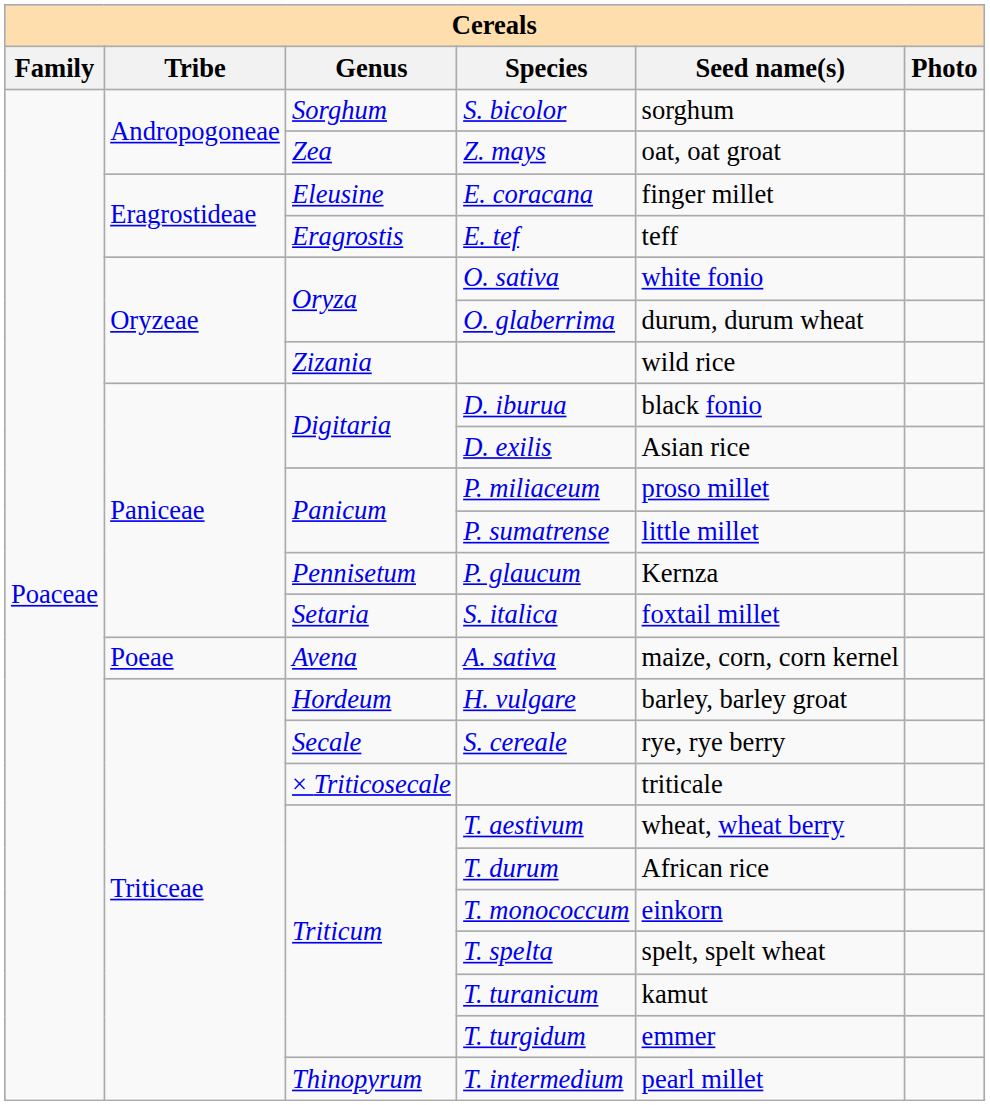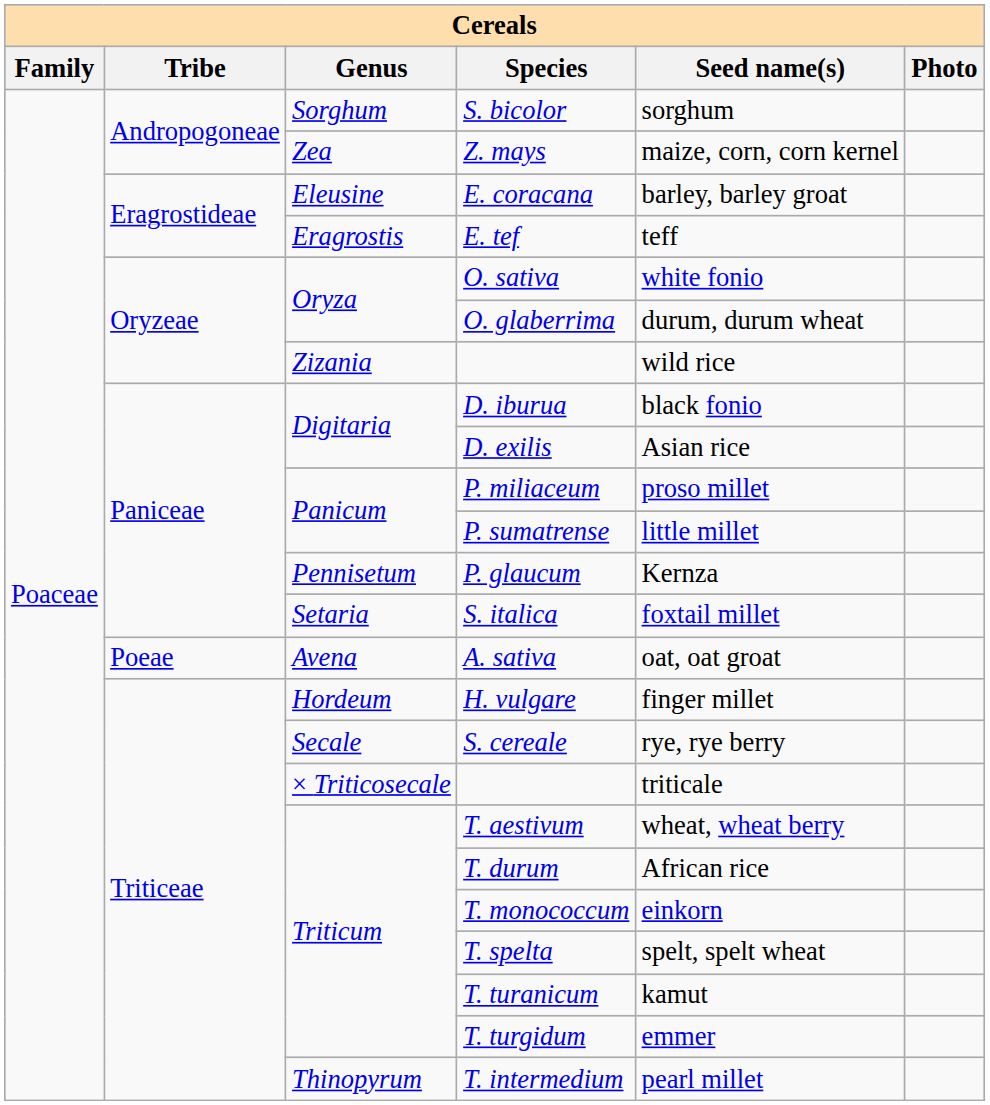(711, 151) oat, oat groat -> (770, 151) maize, corn, corn kernel
(708, 194) finger millet -> (744, 194) barley, barley groat
(770, 657) maize, corn, corn kernel -> (711, 657) oat, oat groat
(744, 699) barley, barley groat -> (708, 699) finger millet
